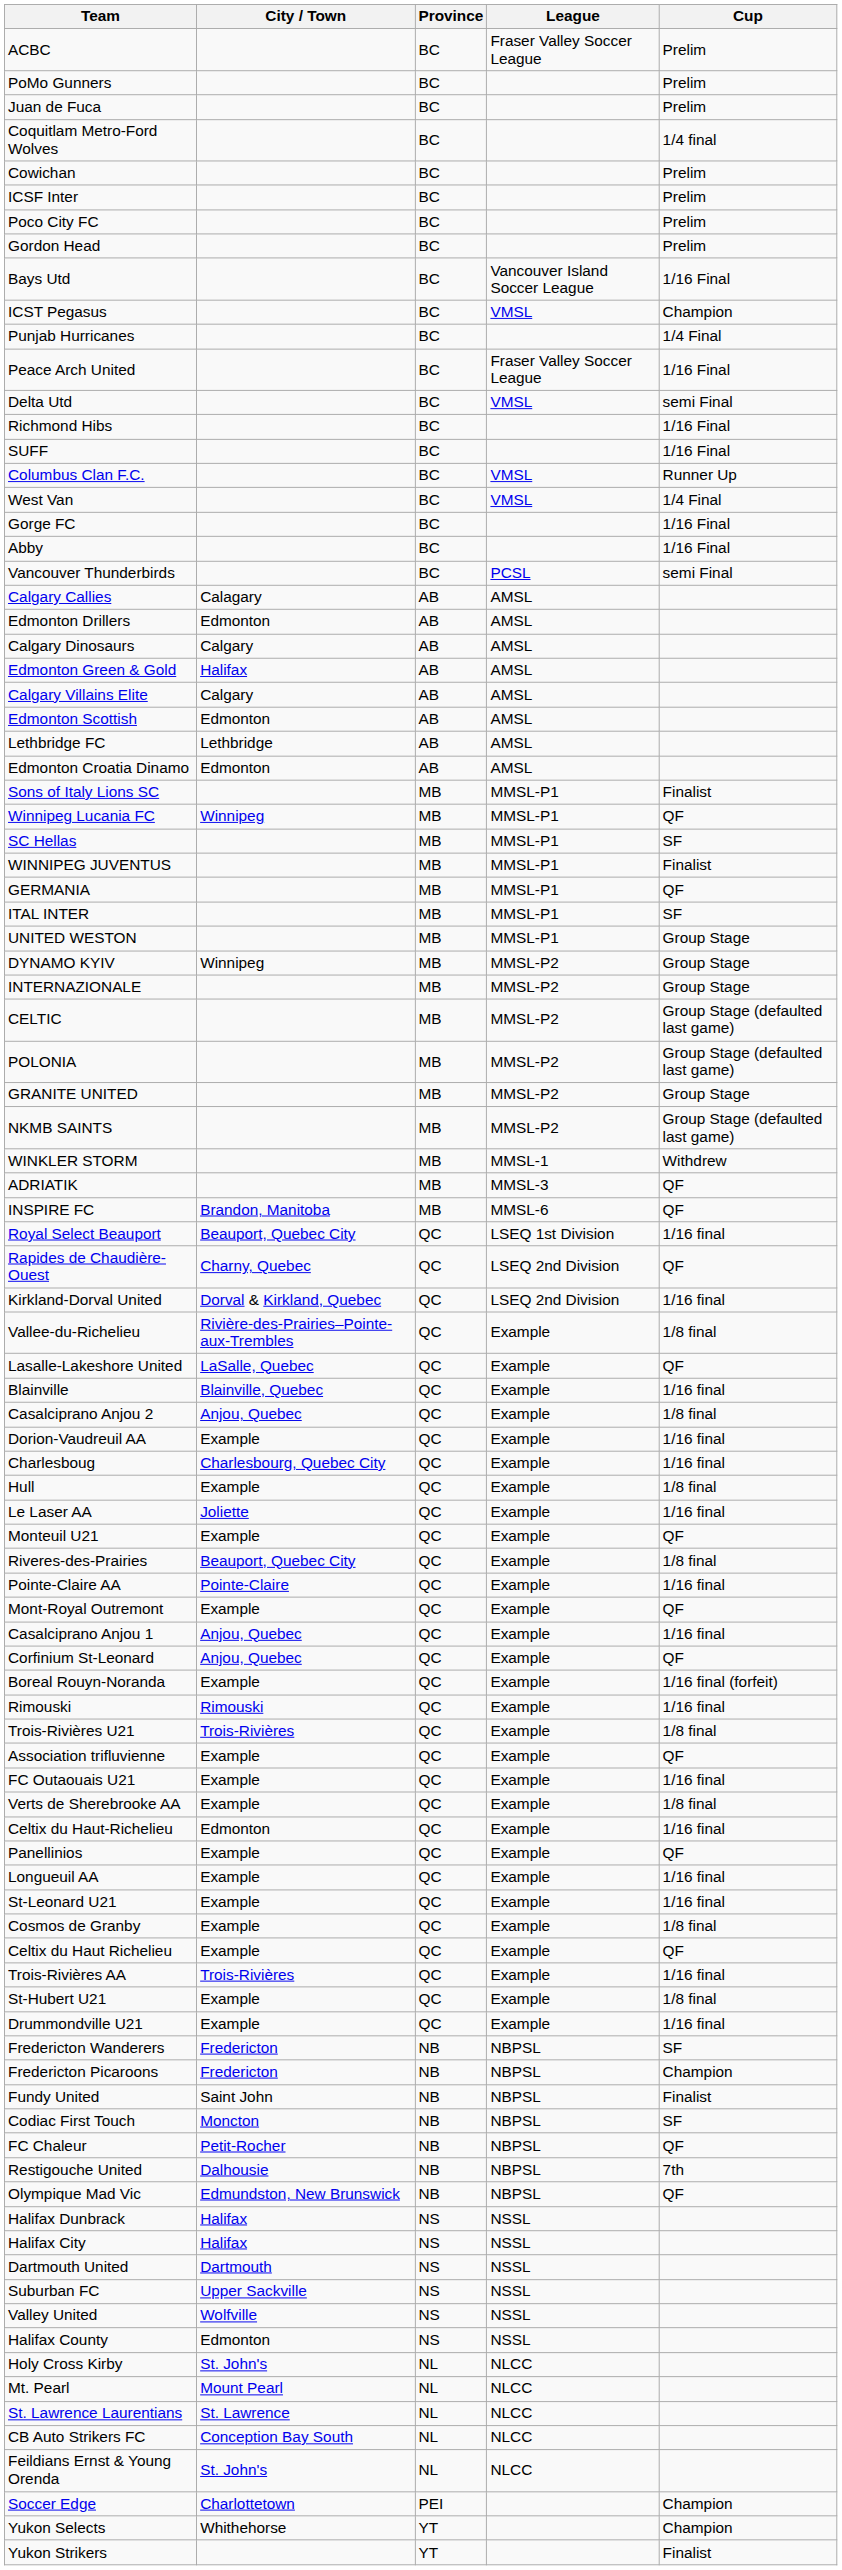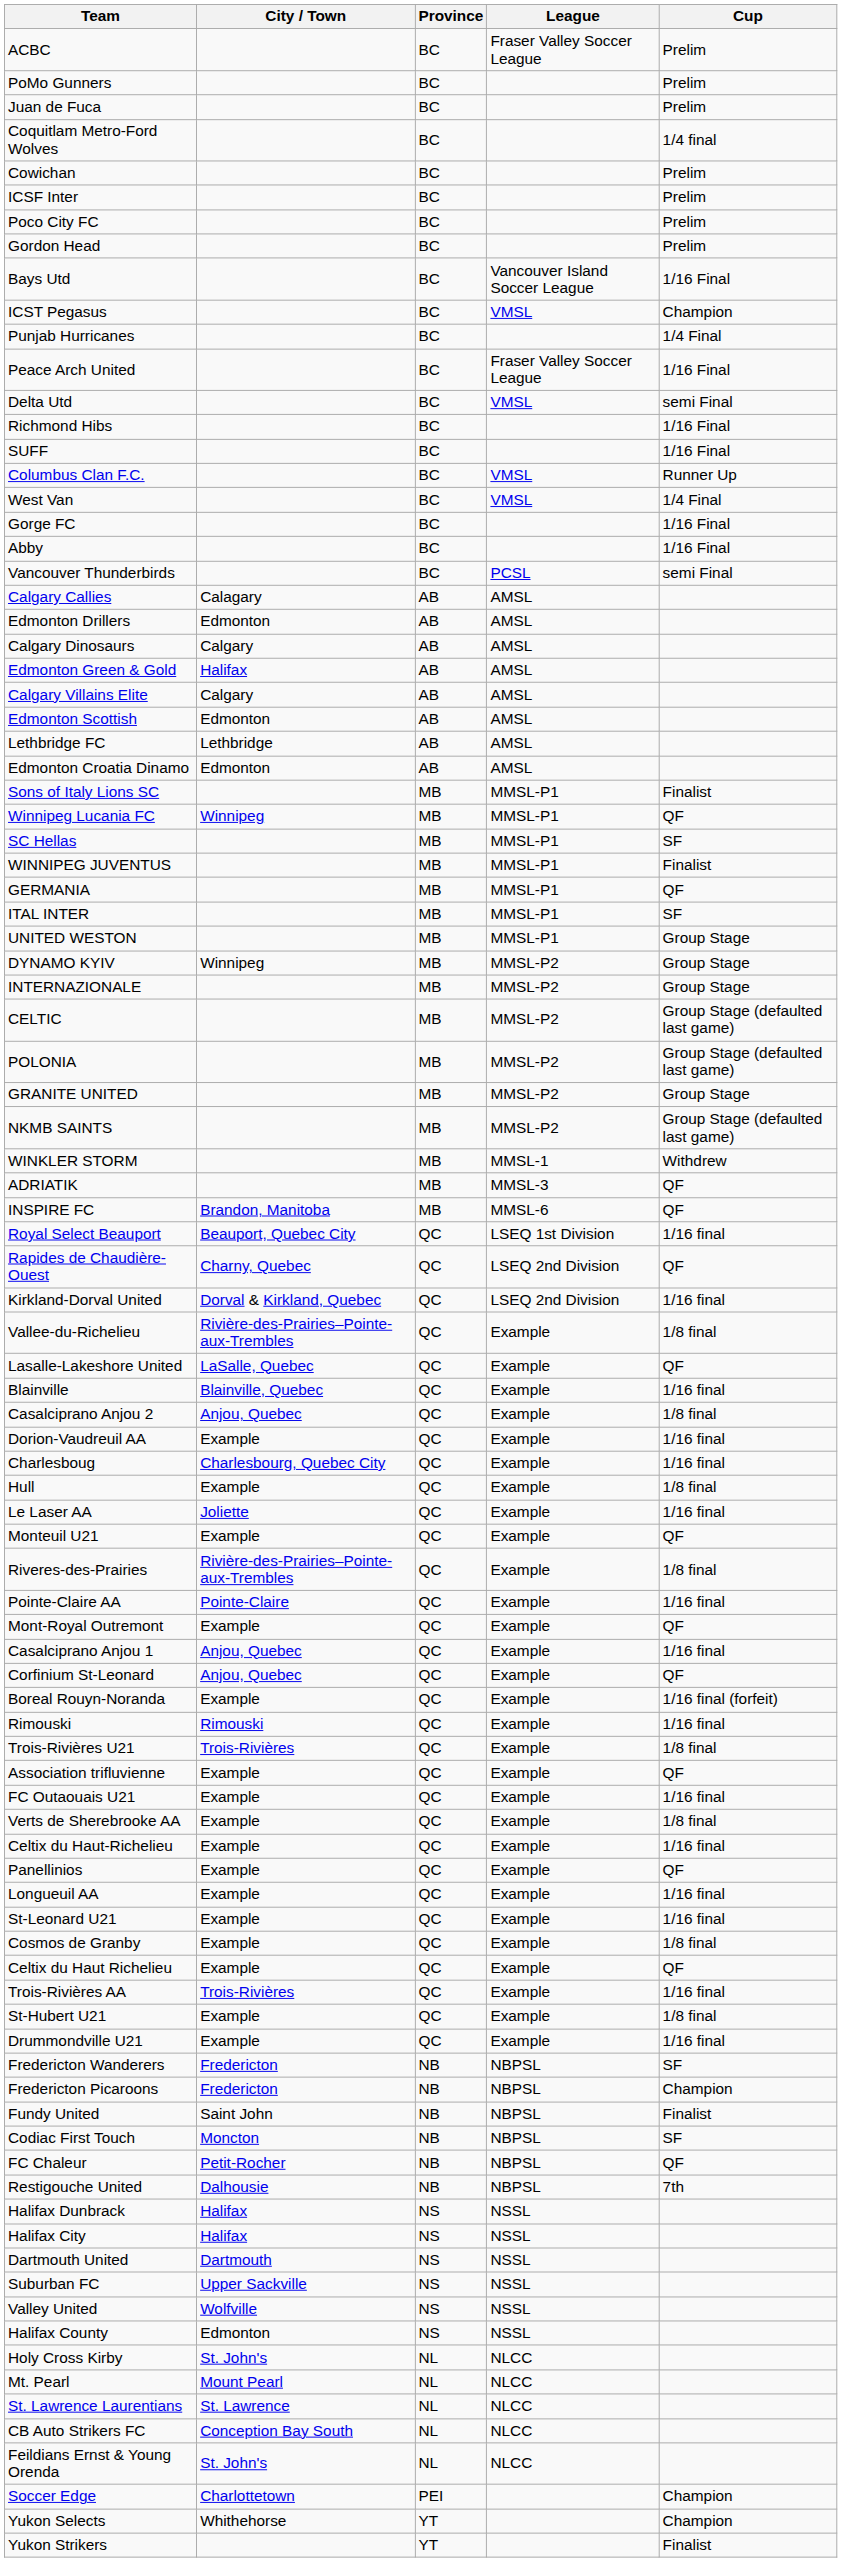(278, 1560) Beauport, Quebec City -> (296, 1569) Rivière-des-Prairies–Pointe-aux-Trembles
(235, 1828) Edmonton -> (230, 1845) Example
- row: (74, 2194)
